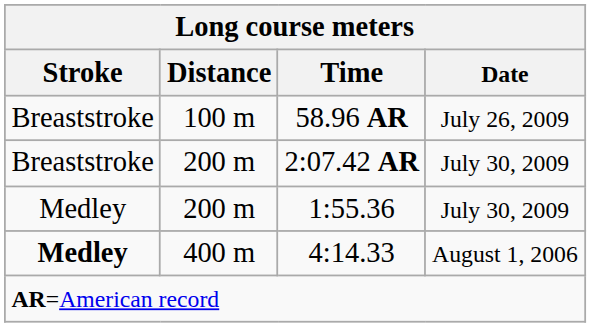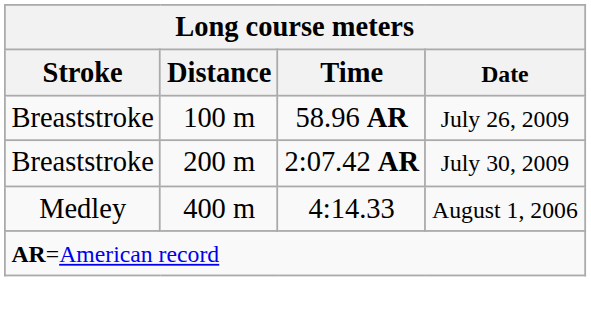- row: (352, 207)
(83, 252) bold -> (83, 207) normal
